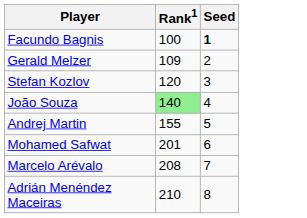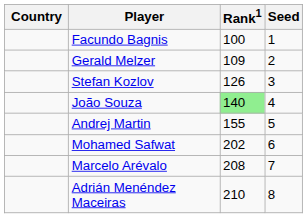+ column: (37, 16)
(207, 39) bold -> (272, 39) normal
(170, 81) 120 -> (234, 81) 126
(170, 144) 201 -> (234, 144) 202
